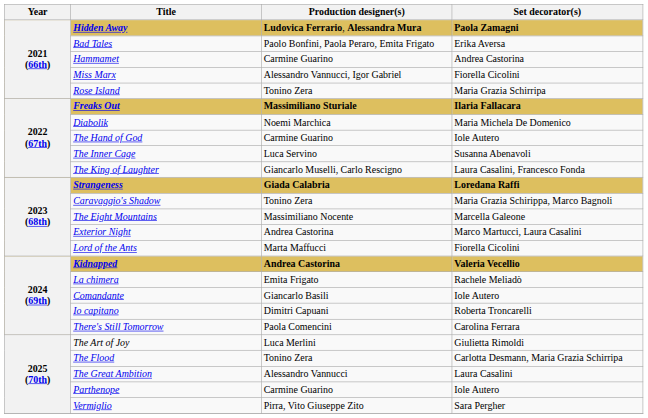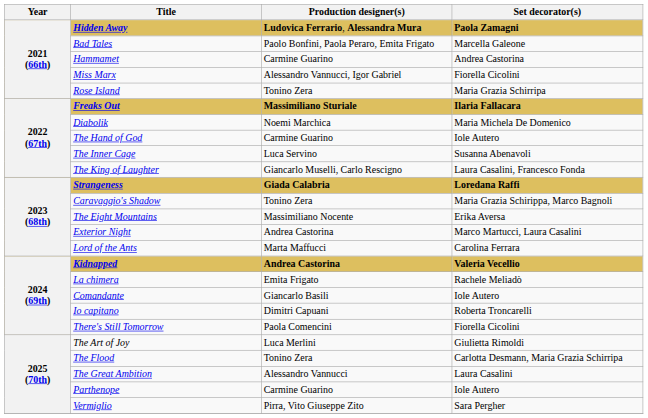(480, 43) Erika Aversa -> (490, 43) Marcella Galeone
(490, 216) Marcella Galeone -> (480, 216) Erika Aversa
(487, 248) Fiorella Cicolini -> (487, 248) Carolina Ferrara
(487, 327) Carolina Ferrara -> (487, 327) Fiorella Cicolini
